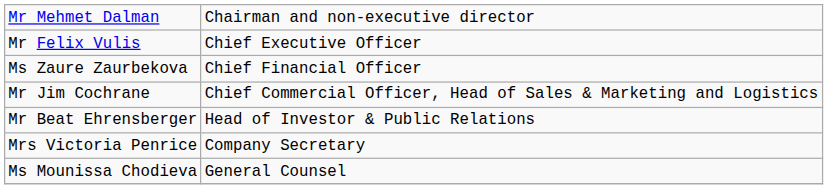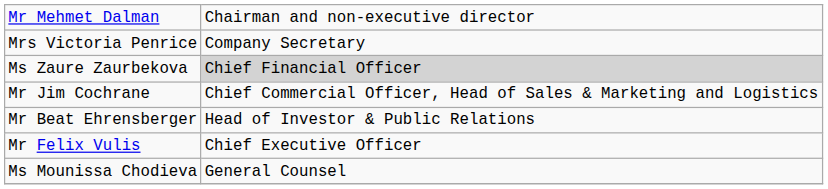rows swapped: (74, 43) <-> (103, 146)
(313, 69) no background -> (313, 69) lightgrey background
